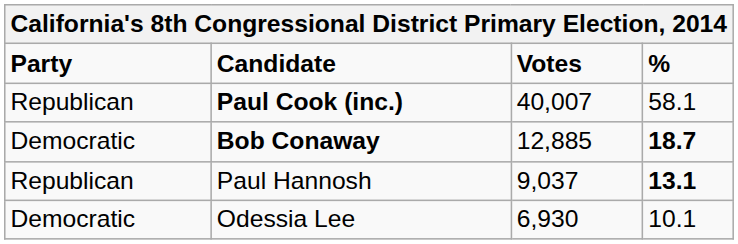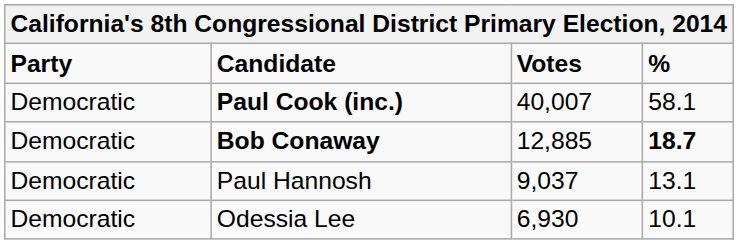(72, 102) Republican -> (73, 102) Democratic
(72, 180) Republican -> (73, 180) Democratic
(672, 180) bold -> (672, 180) normal
